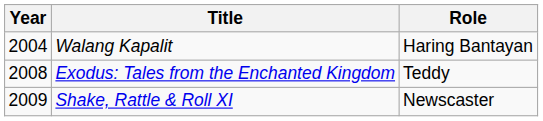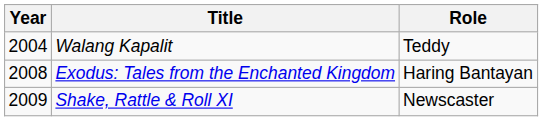(468, 45) Haring Bantayan -> (426, 45) Teddy
(426, 73) Teddy -> (468, 73) Haring Bantayan
